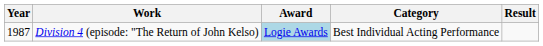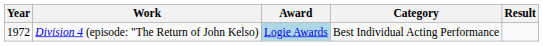(19, 31) 1987 -> (19, 31) 1972
